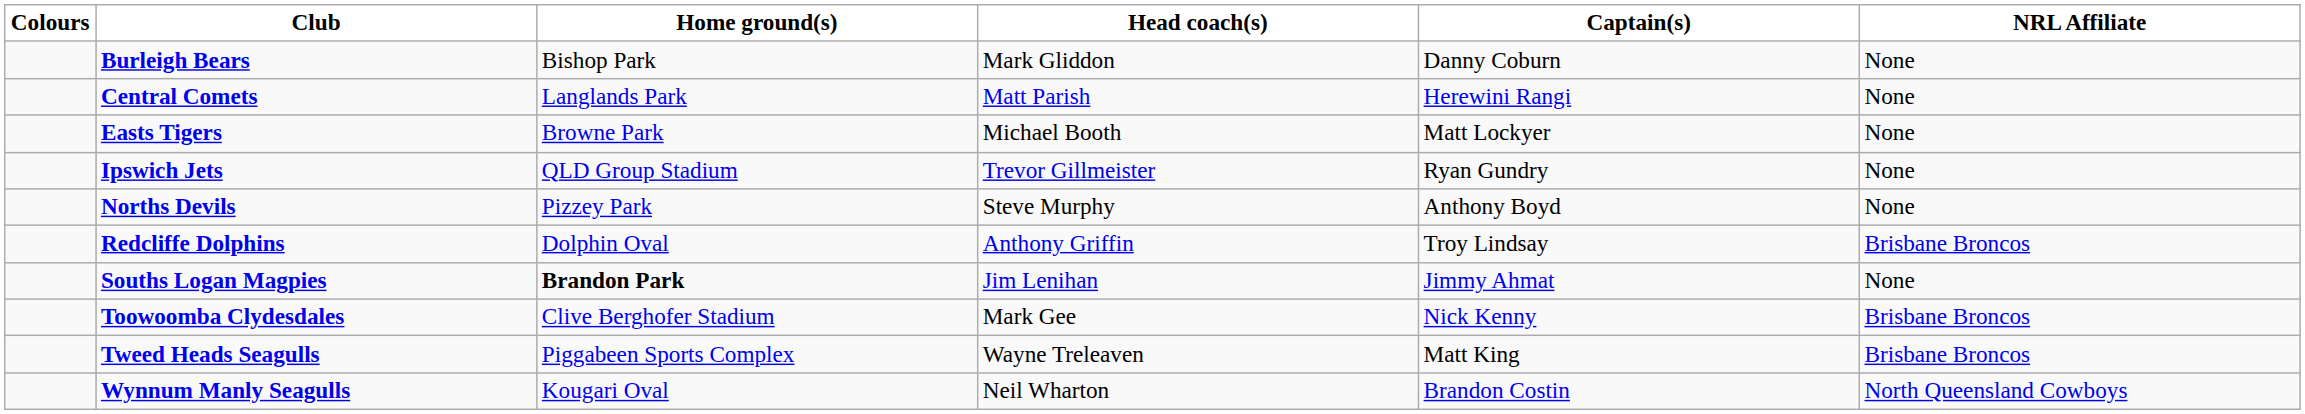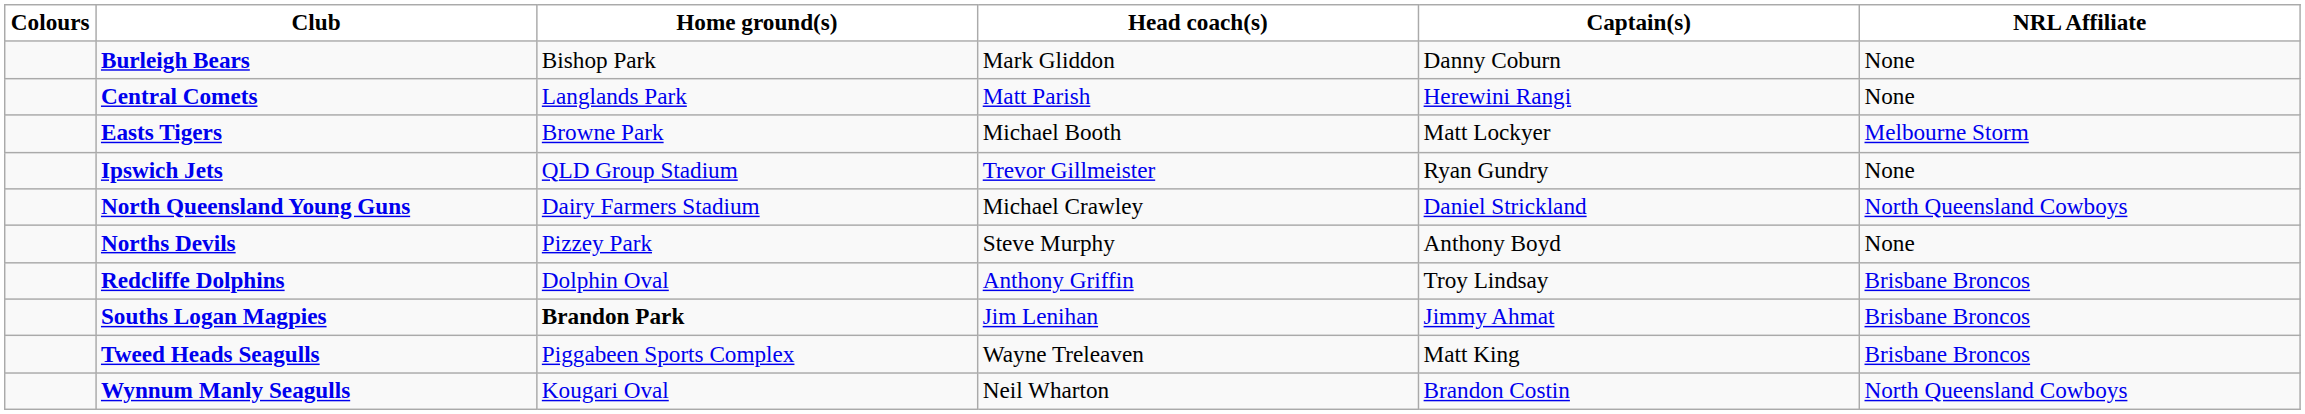(1890, 133) None -> (1947, 133) Melbourne Storm
+ row: (256, 206)
(1890, 280) None -> (1947, 317) Brisbane Broncos
- row: (223, 317)
